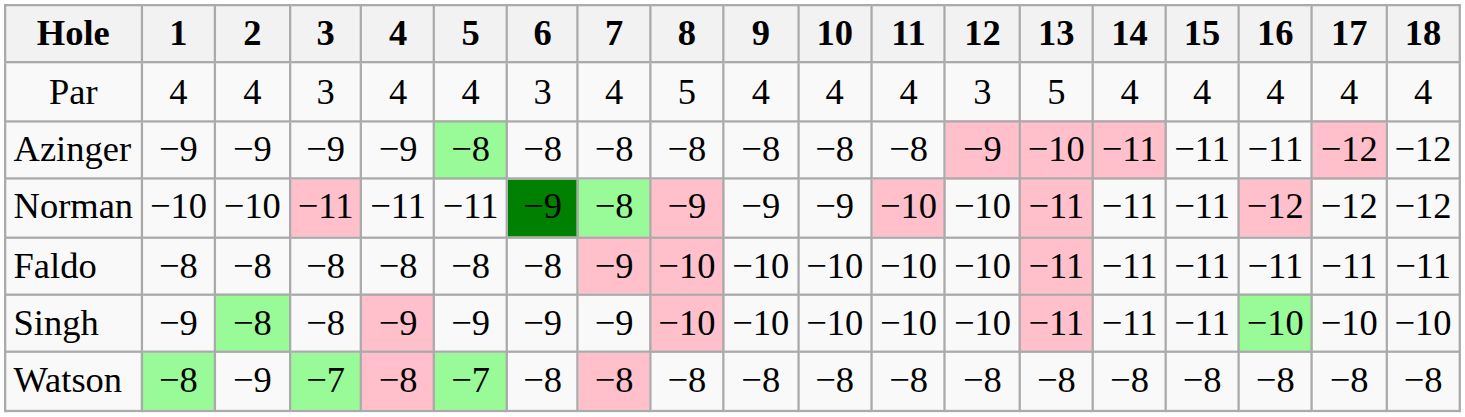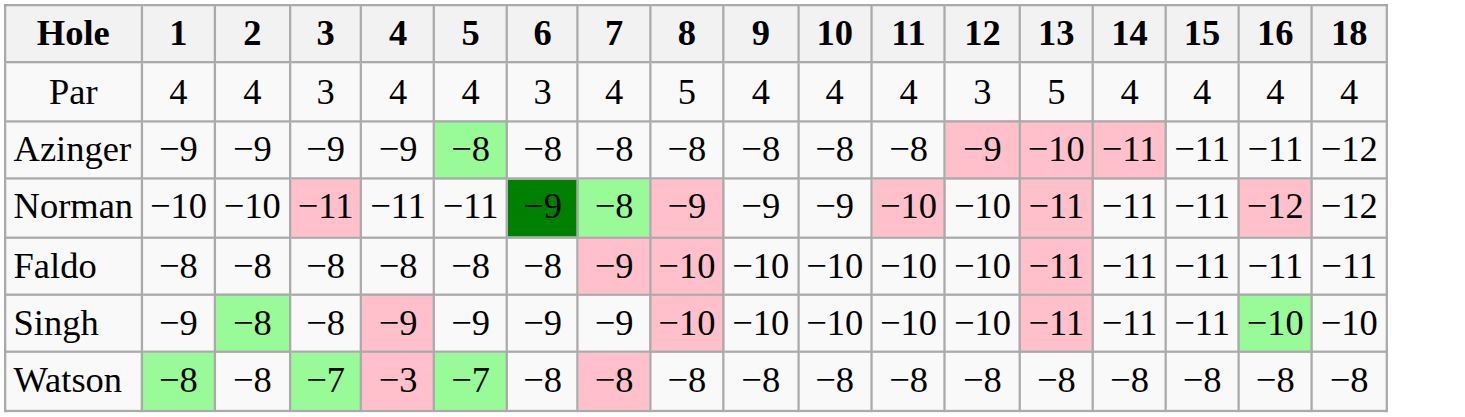- column: (1349, 33)
(252, 380) −9 -> (252, 380) −8
(398, 380) −8 -> (398, 380) −3
